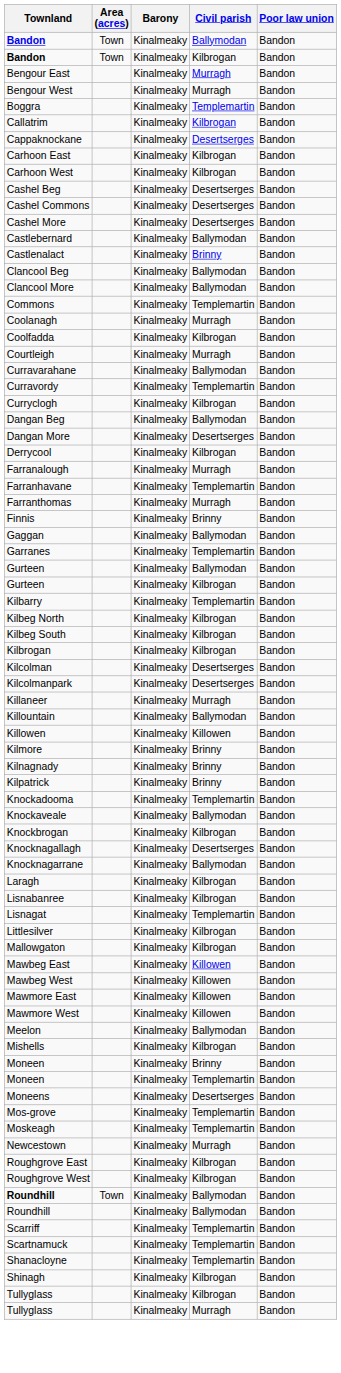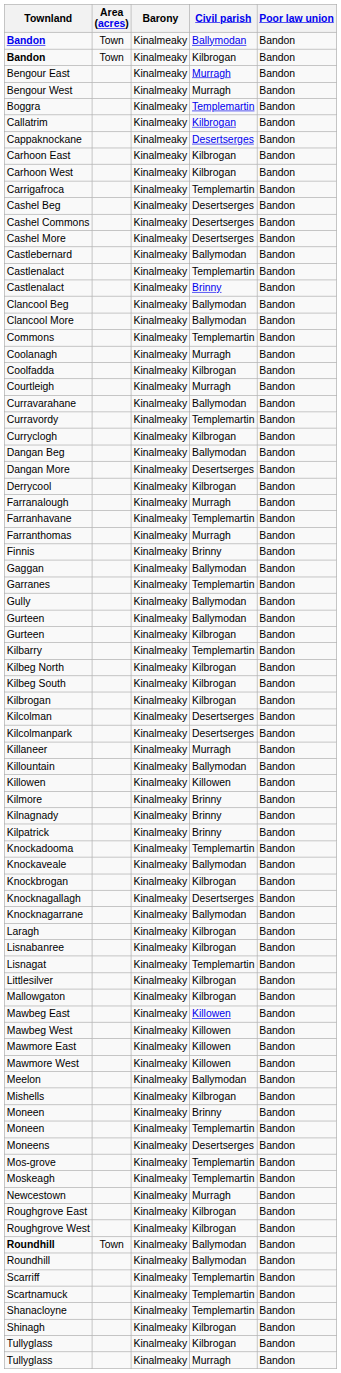+ row: (35, 189)
+ row: (35, 271)
+ row: (19, 601)
